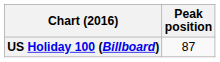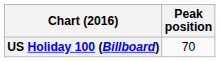(188, 47) 87 -> (188, 47) 70
